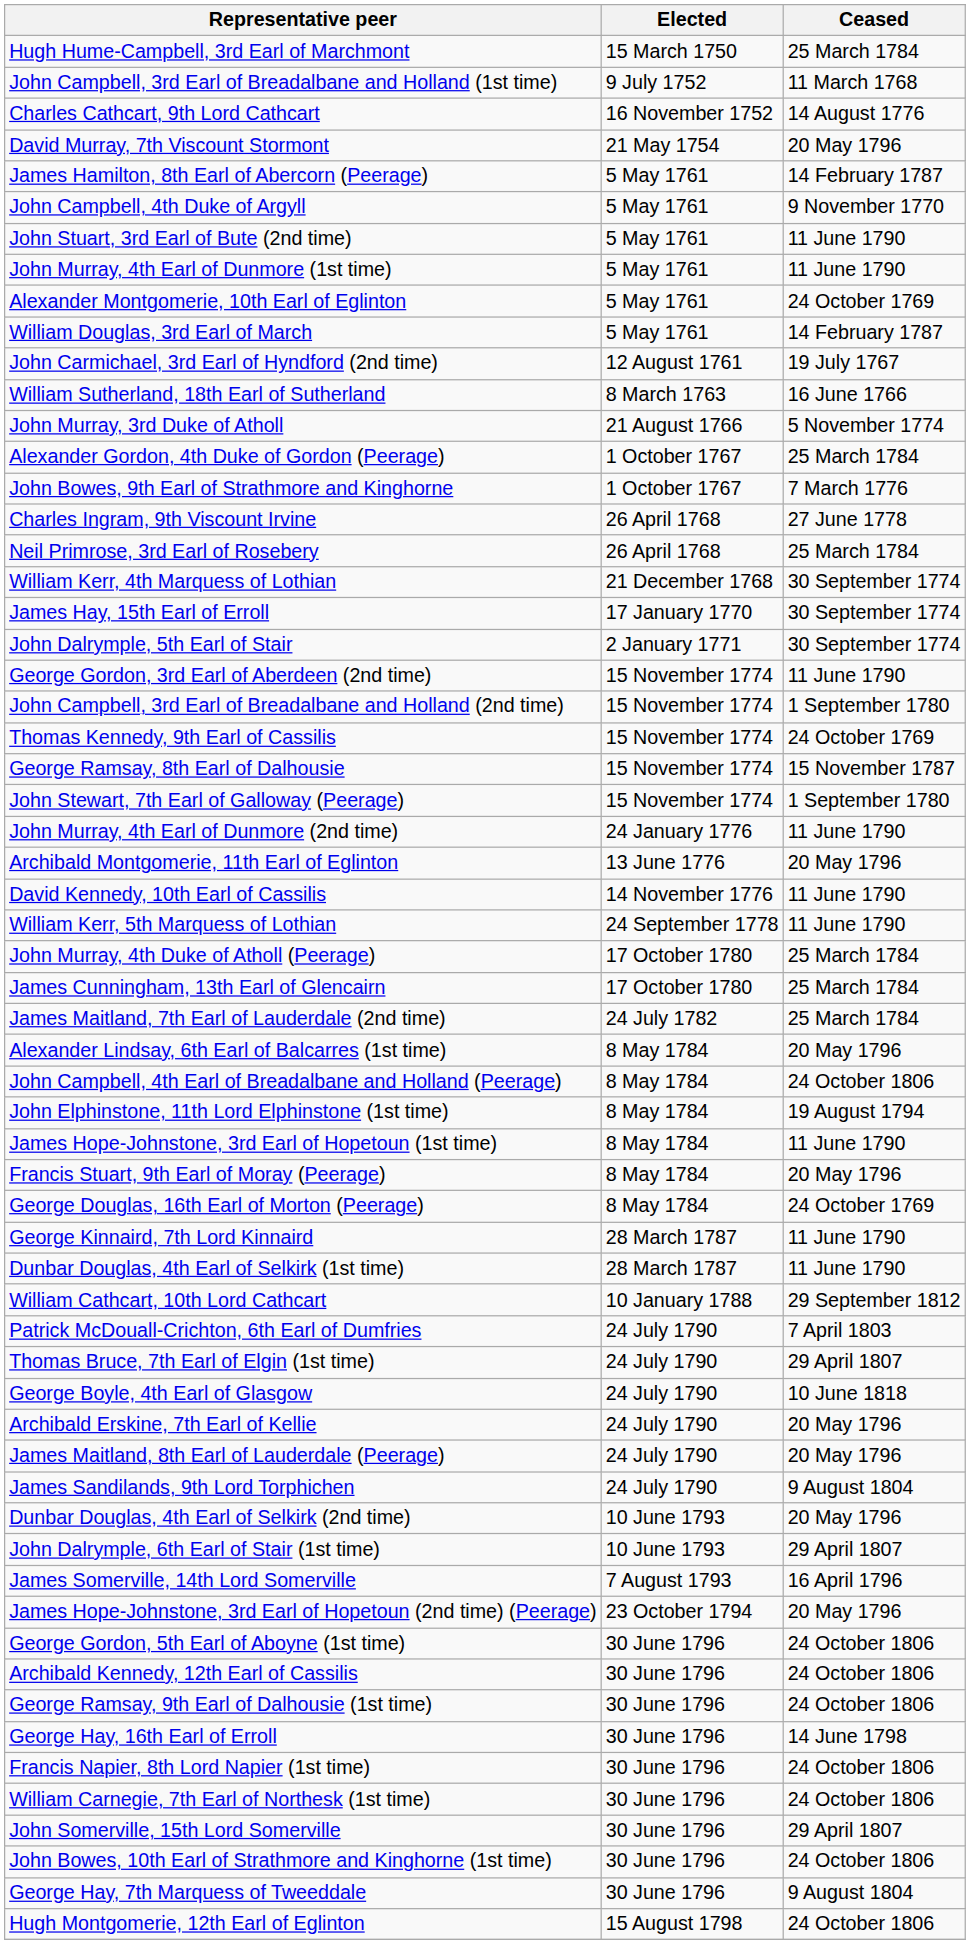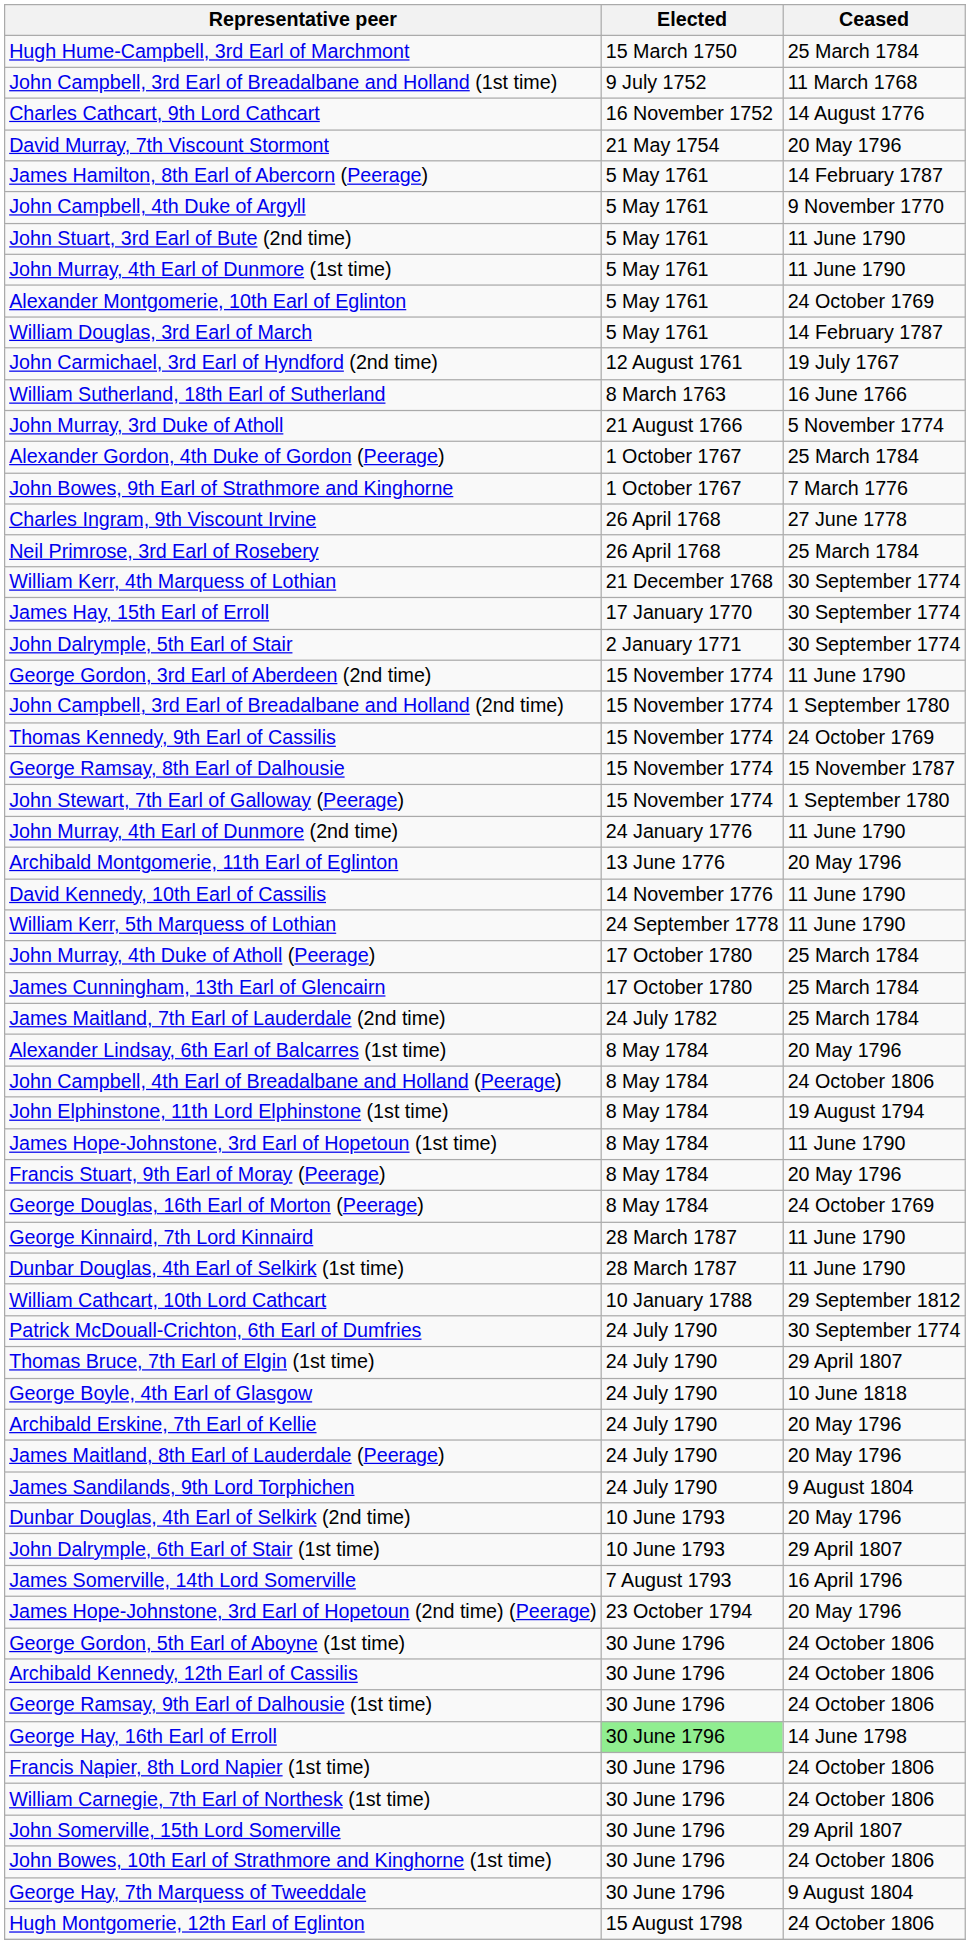(840, 1330) 7 April 1803 -> (874, 1330) 30 September 1774
(665, 1736) no background -> (665, 1736) lightgreen background
